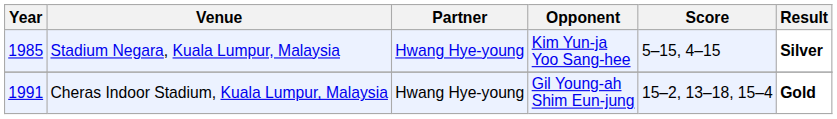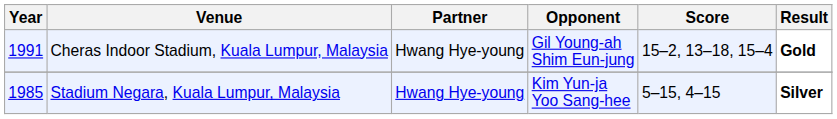rows swapped: (195, 51) <-> (219, 93)
